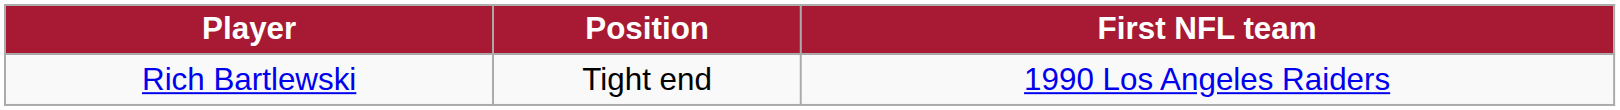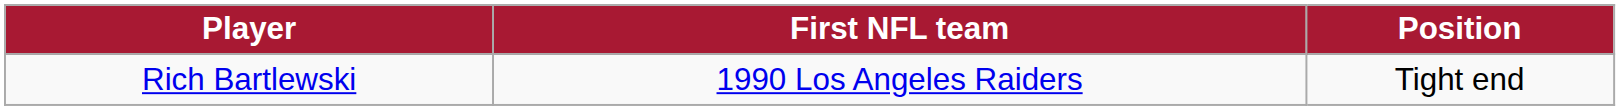columns swapped: (647, 29) <-> (1207, 29)
